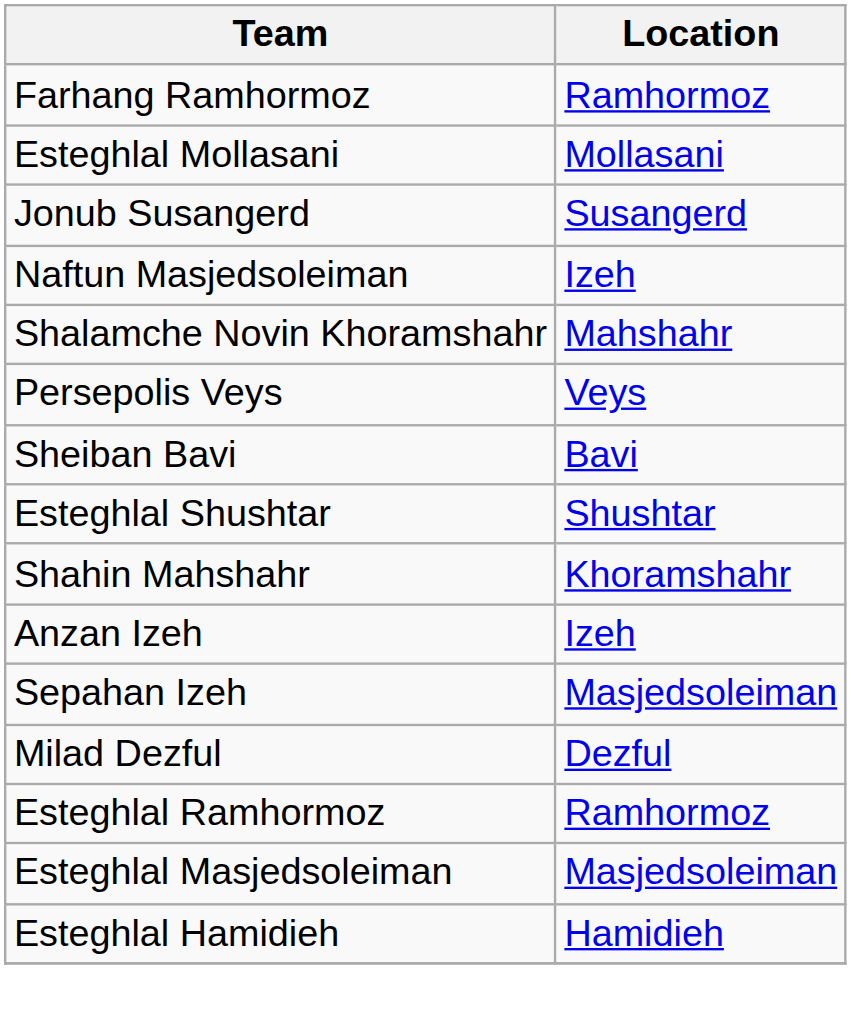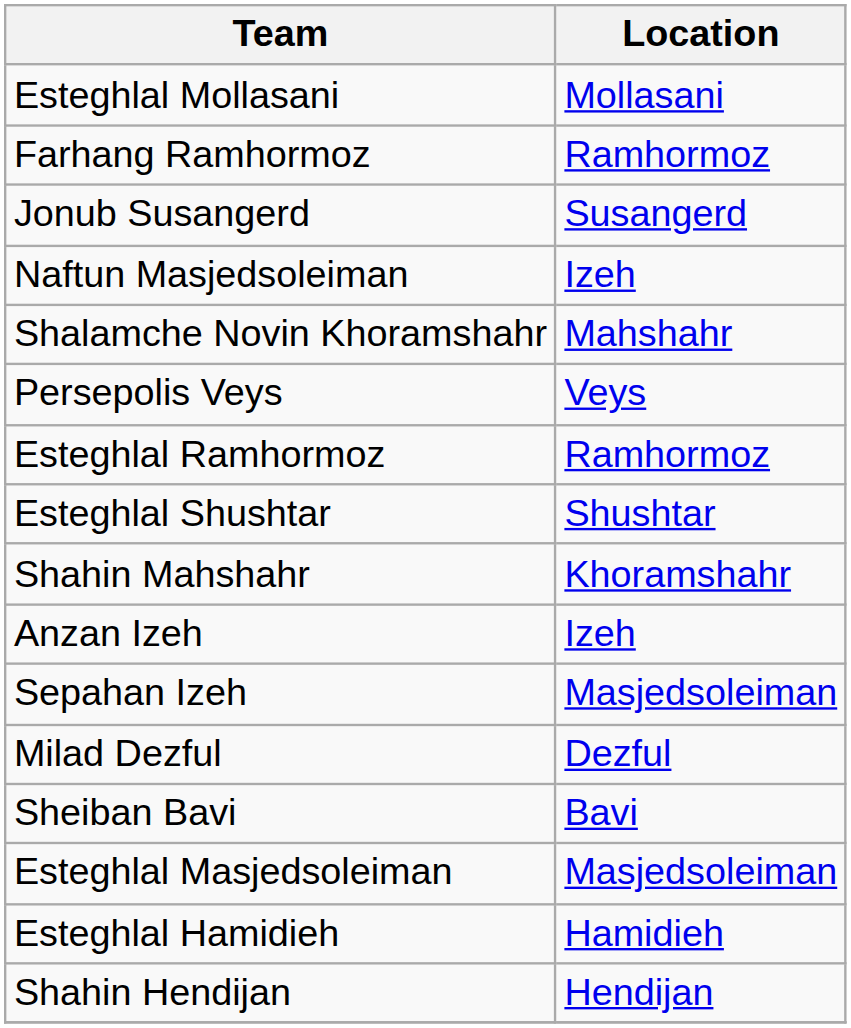rows swapped: (192, 94) <-> (177, 154)
rows swapped: (200, 812) <-> (125, 453)
+ row: (152, 992)
